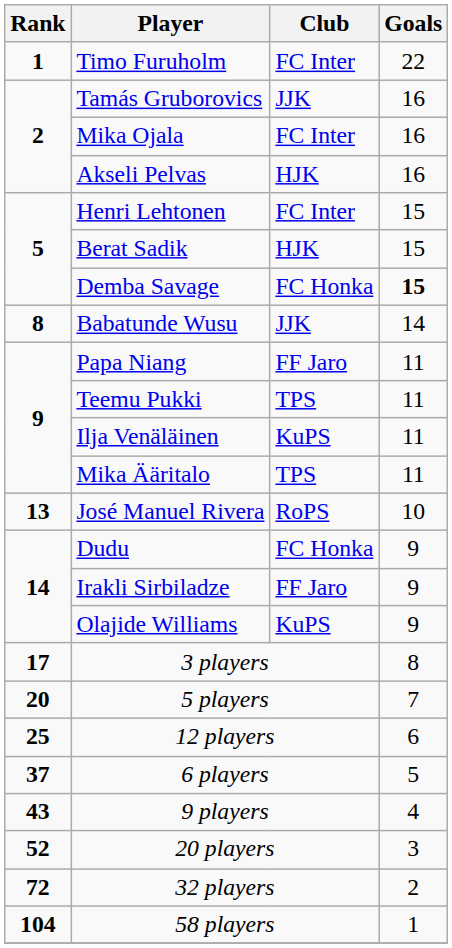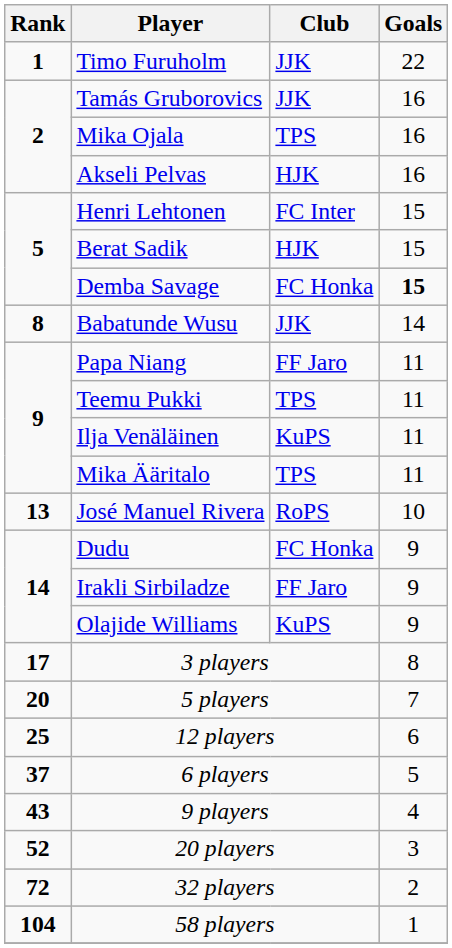(315, 60) FC Inter -> (293, 60) JJK
(315, 135) FC Inter -> (296, 135) TPS
